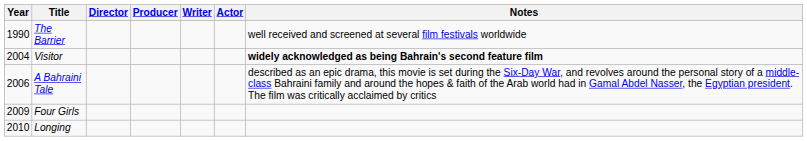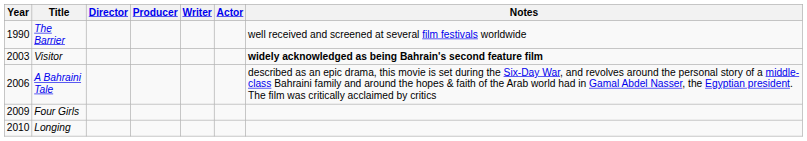(18, 56) 2004 -> (18, 56) 2003
